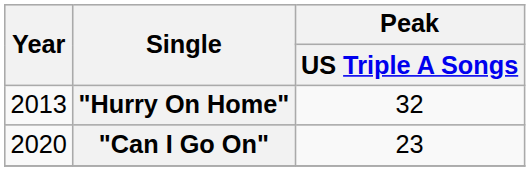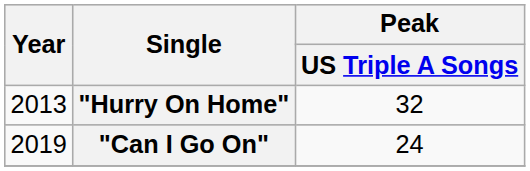(39, 144) 2020 -> (39, 144) 2019
(410, 144) 23 -> (410, 144) 24
